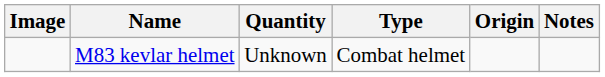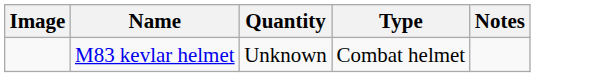- column: (505, 21)
